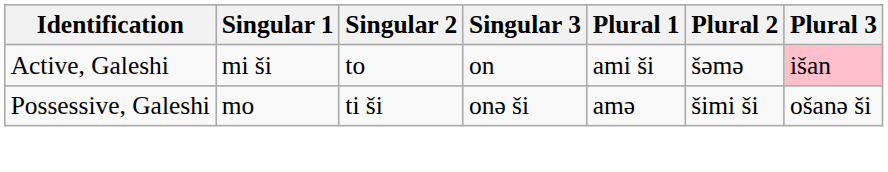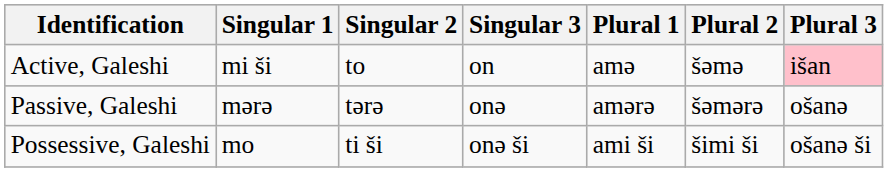(623, 65) ami ši -> (614, 65) amә
+ row: (94, 105)
(614, 105) amә -> (623, 145) ami ši
